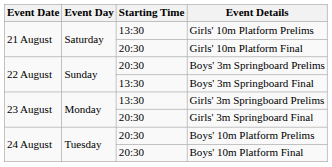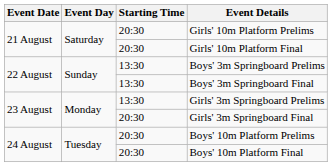(131, 30) 13:30 -> (131, 30) 20:30
(131, 65) 20:30 -> (131, 65) 13:30
